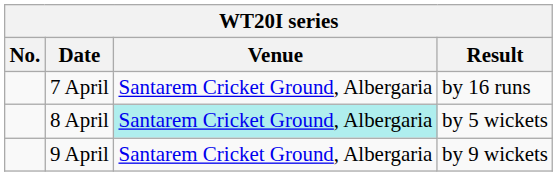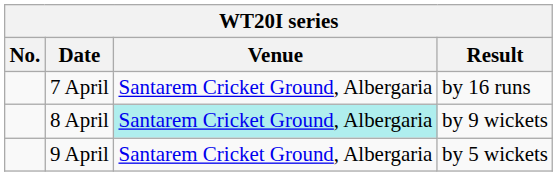(495, 120) by 5 wickets -> (495, 120) by 9 wickets
(495, 154) by 9 wickets -> (495, 154) by 5 wickets
